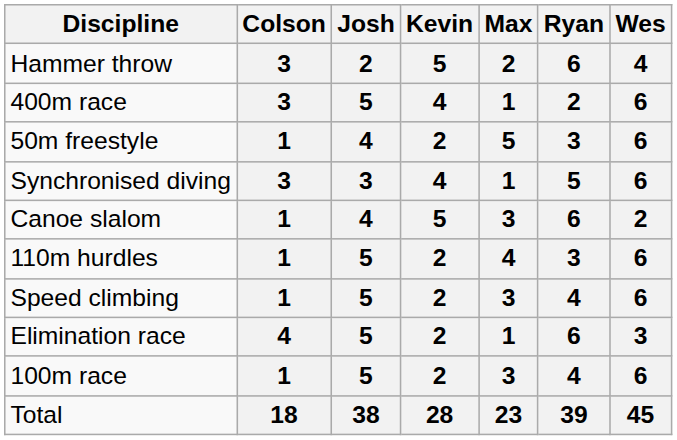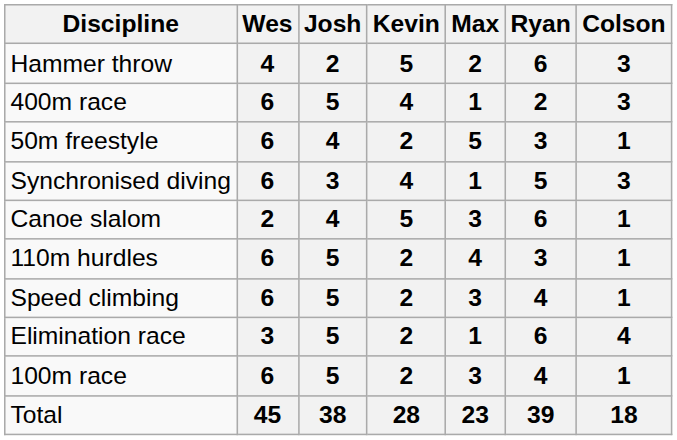columns swapped: (284, 24) <-> (641, 24)
